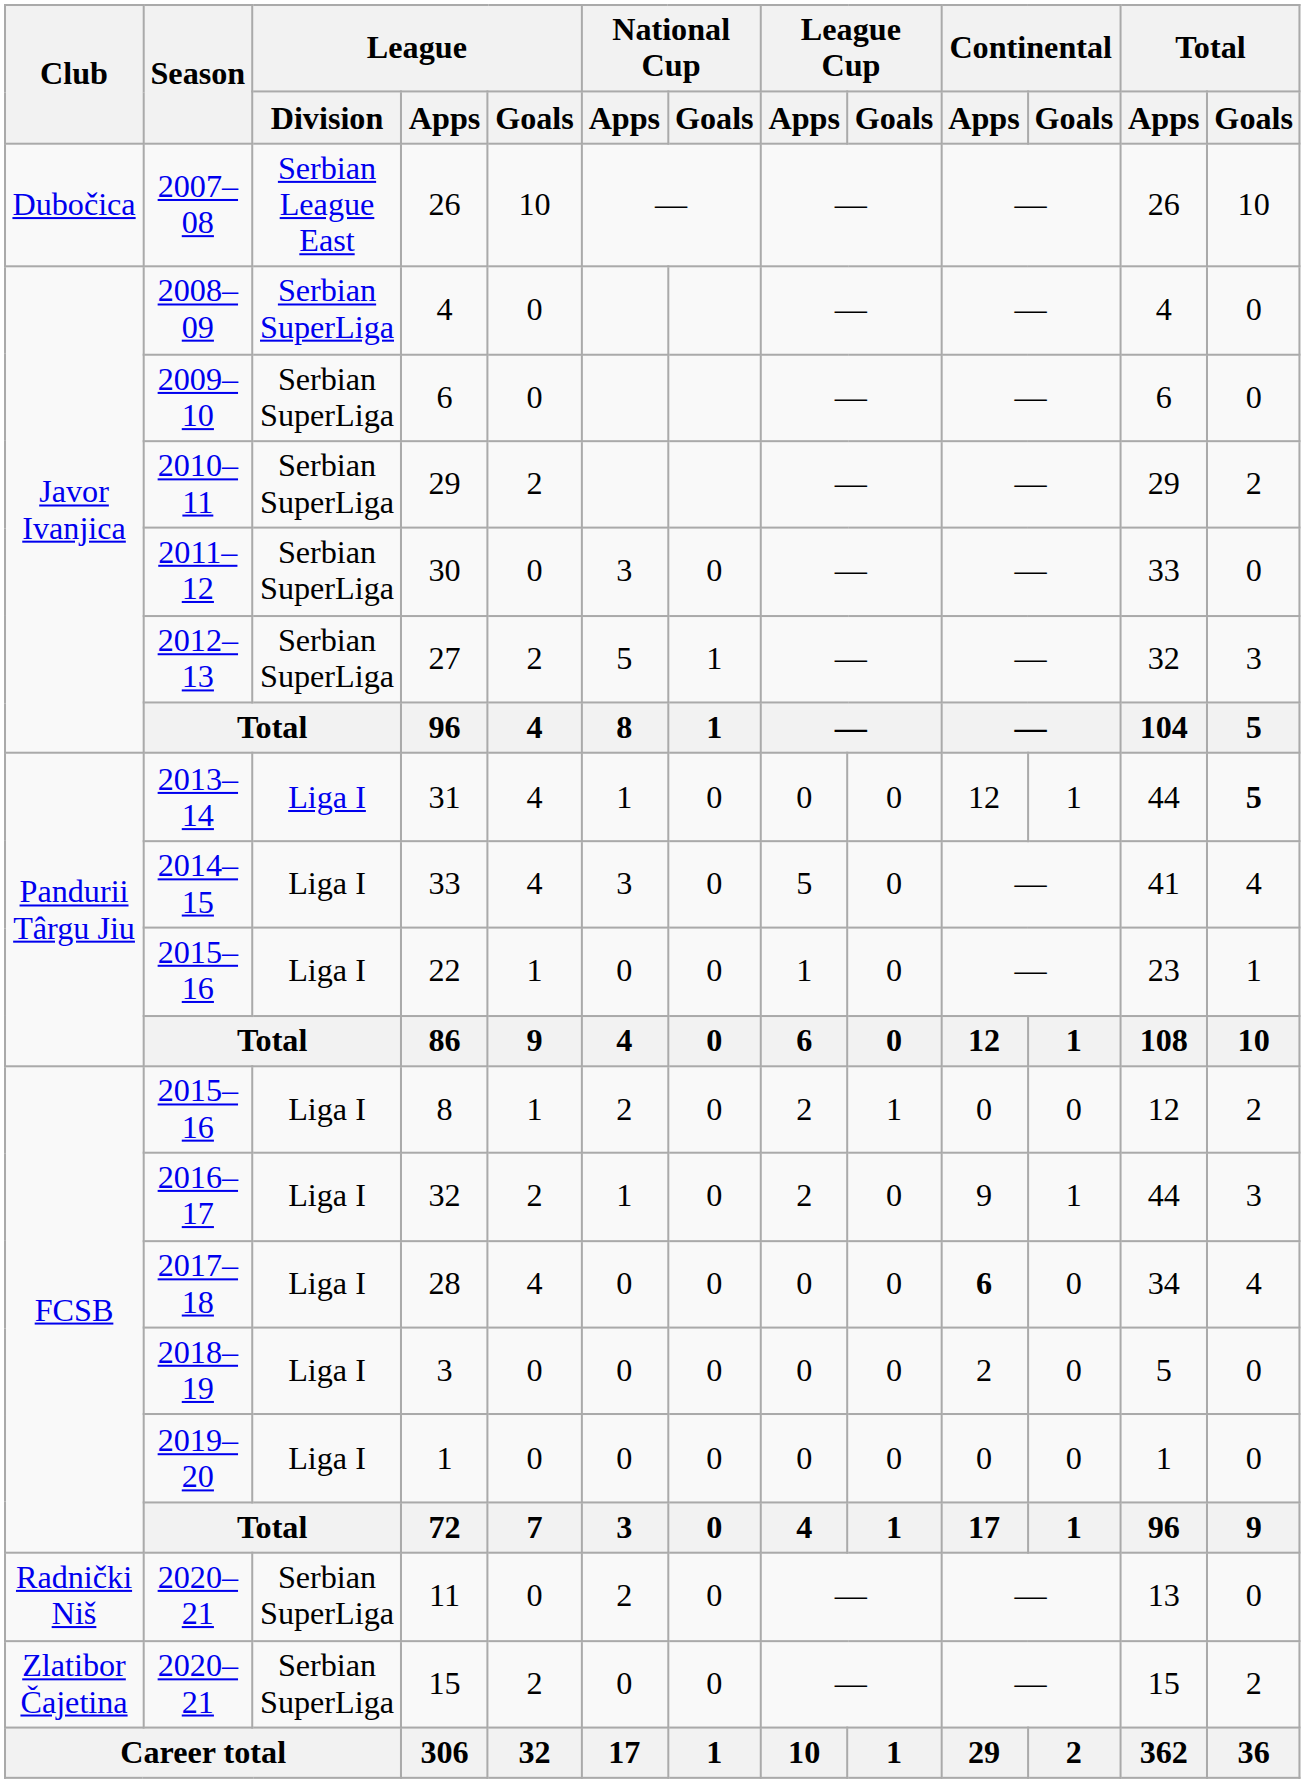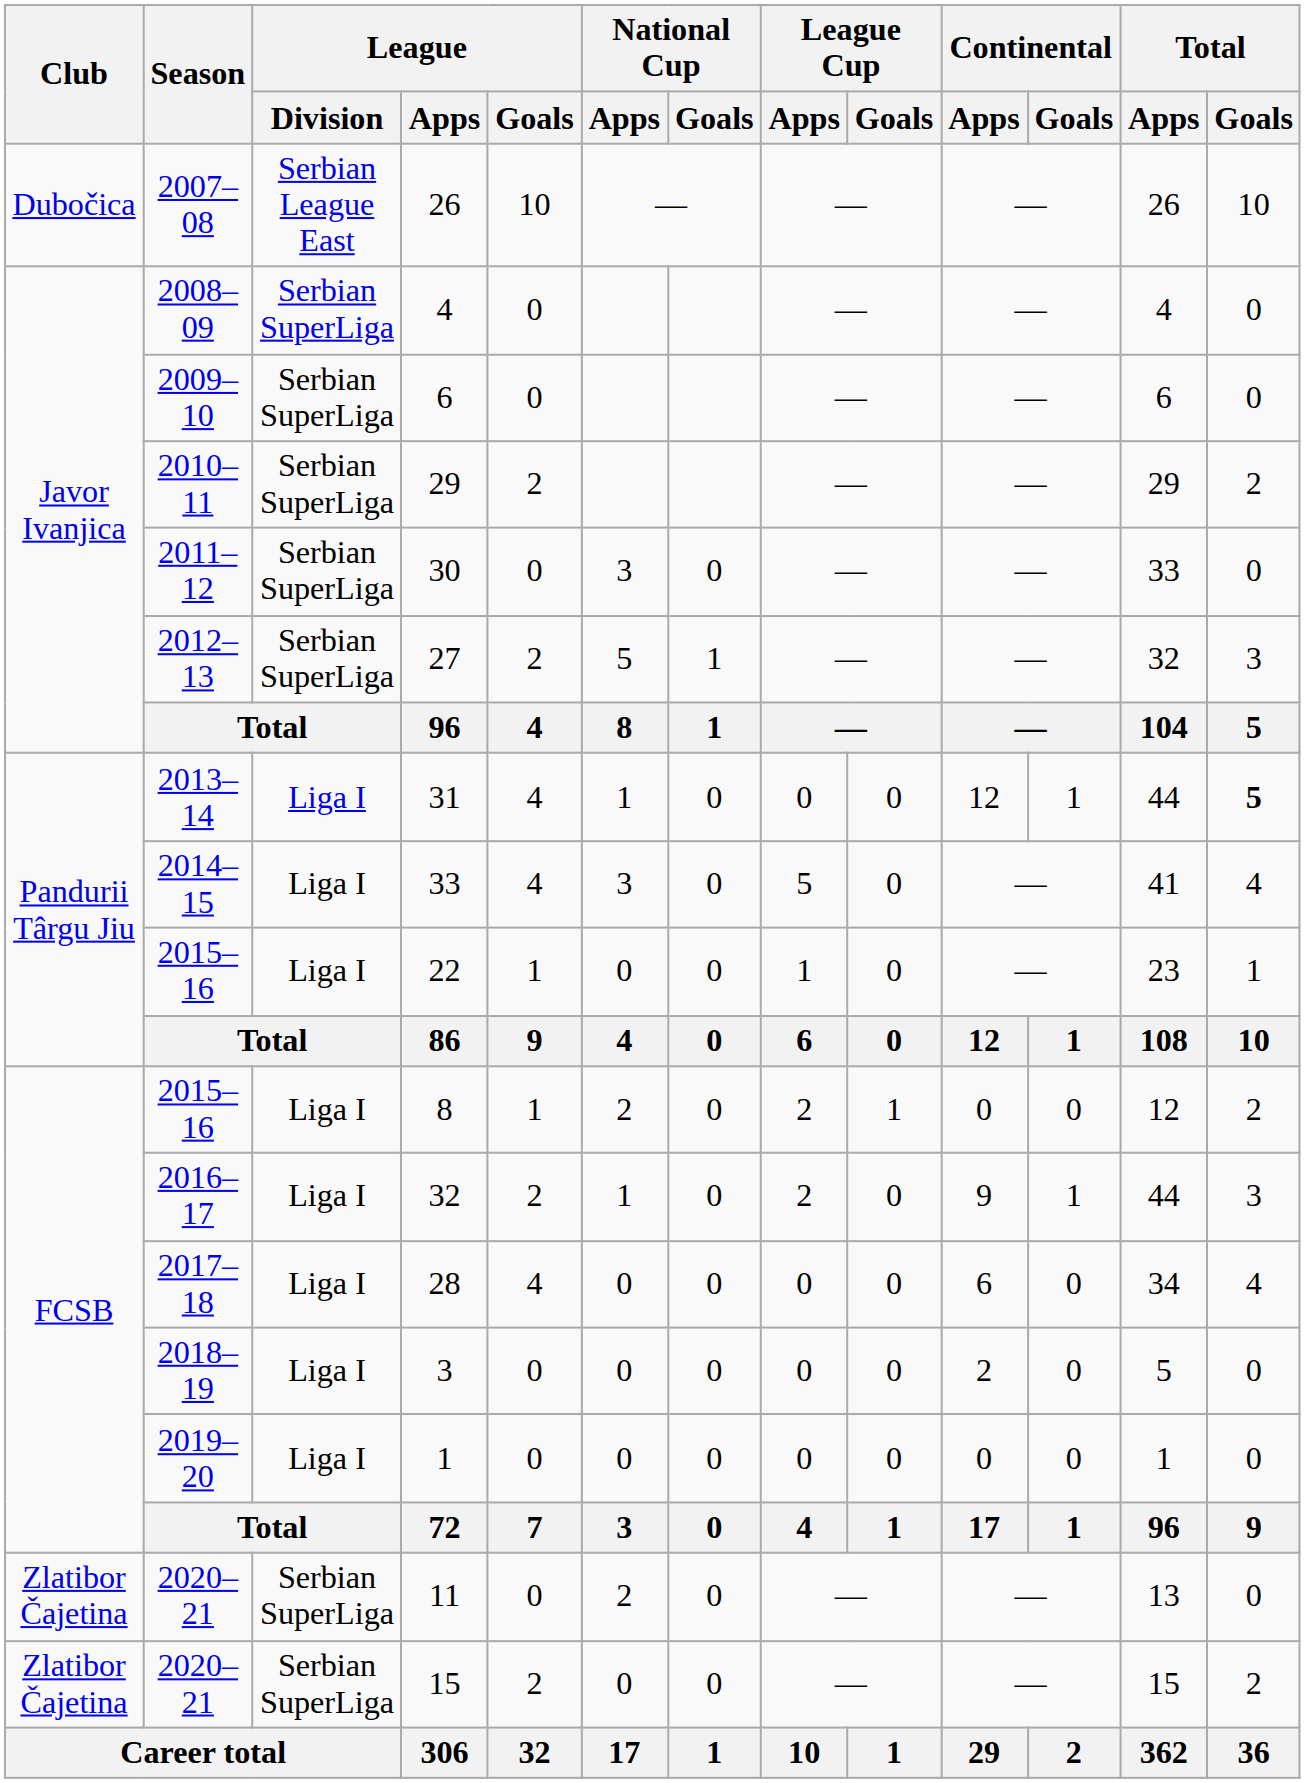(984, 1283) bold -> (984, 1283) normal
(74, 1596) Radnički Niš -> (74, 1596) Zlatibor Čajetina
